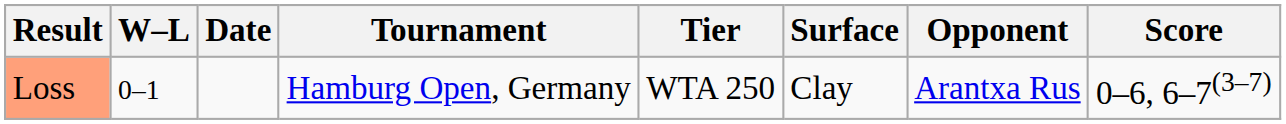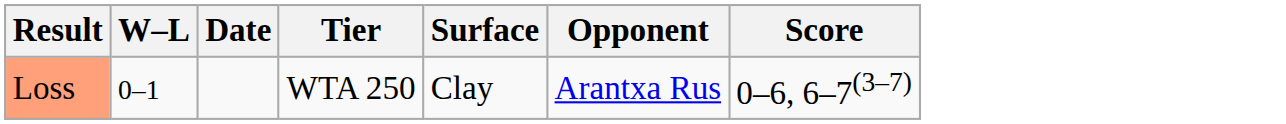- column: (459, 30)
